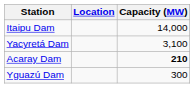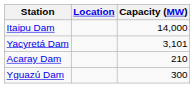(175, 43) 3,100 -> (175, 43) 3,101
(179, 59) bold -> (179, 59) normal
